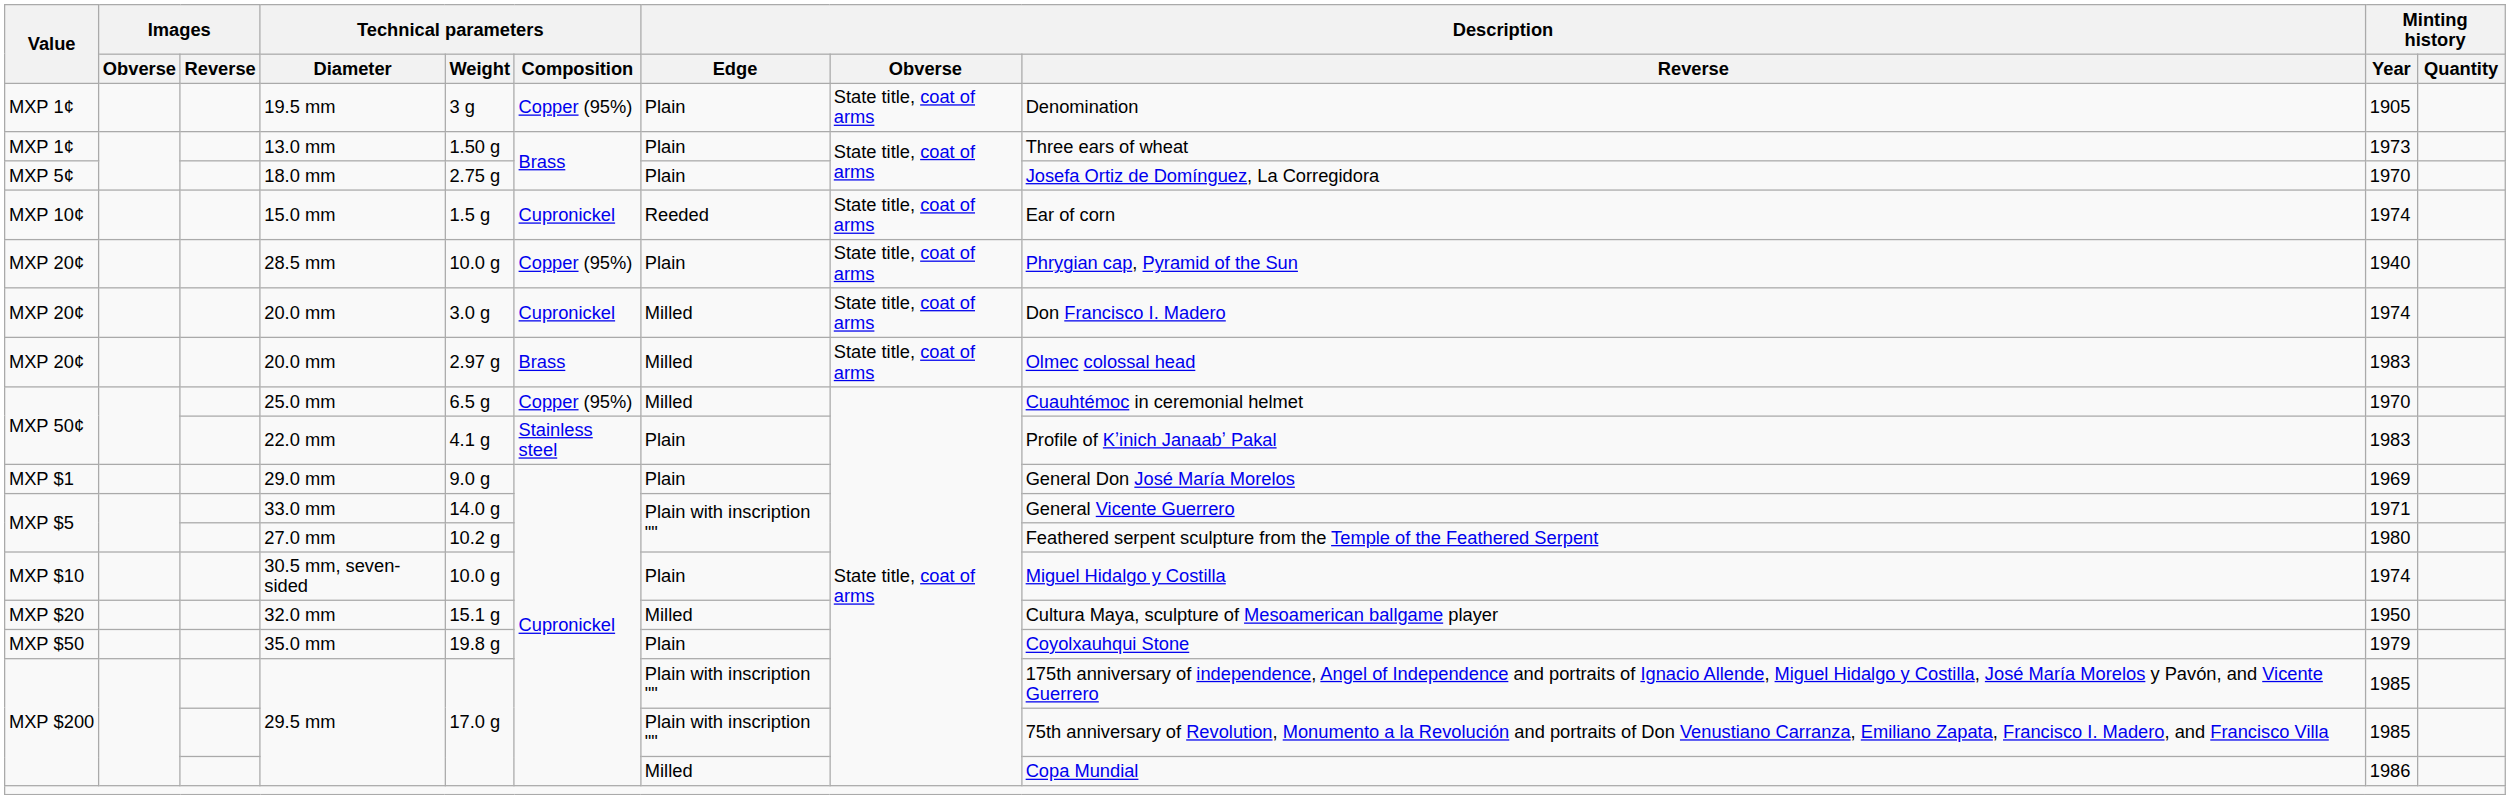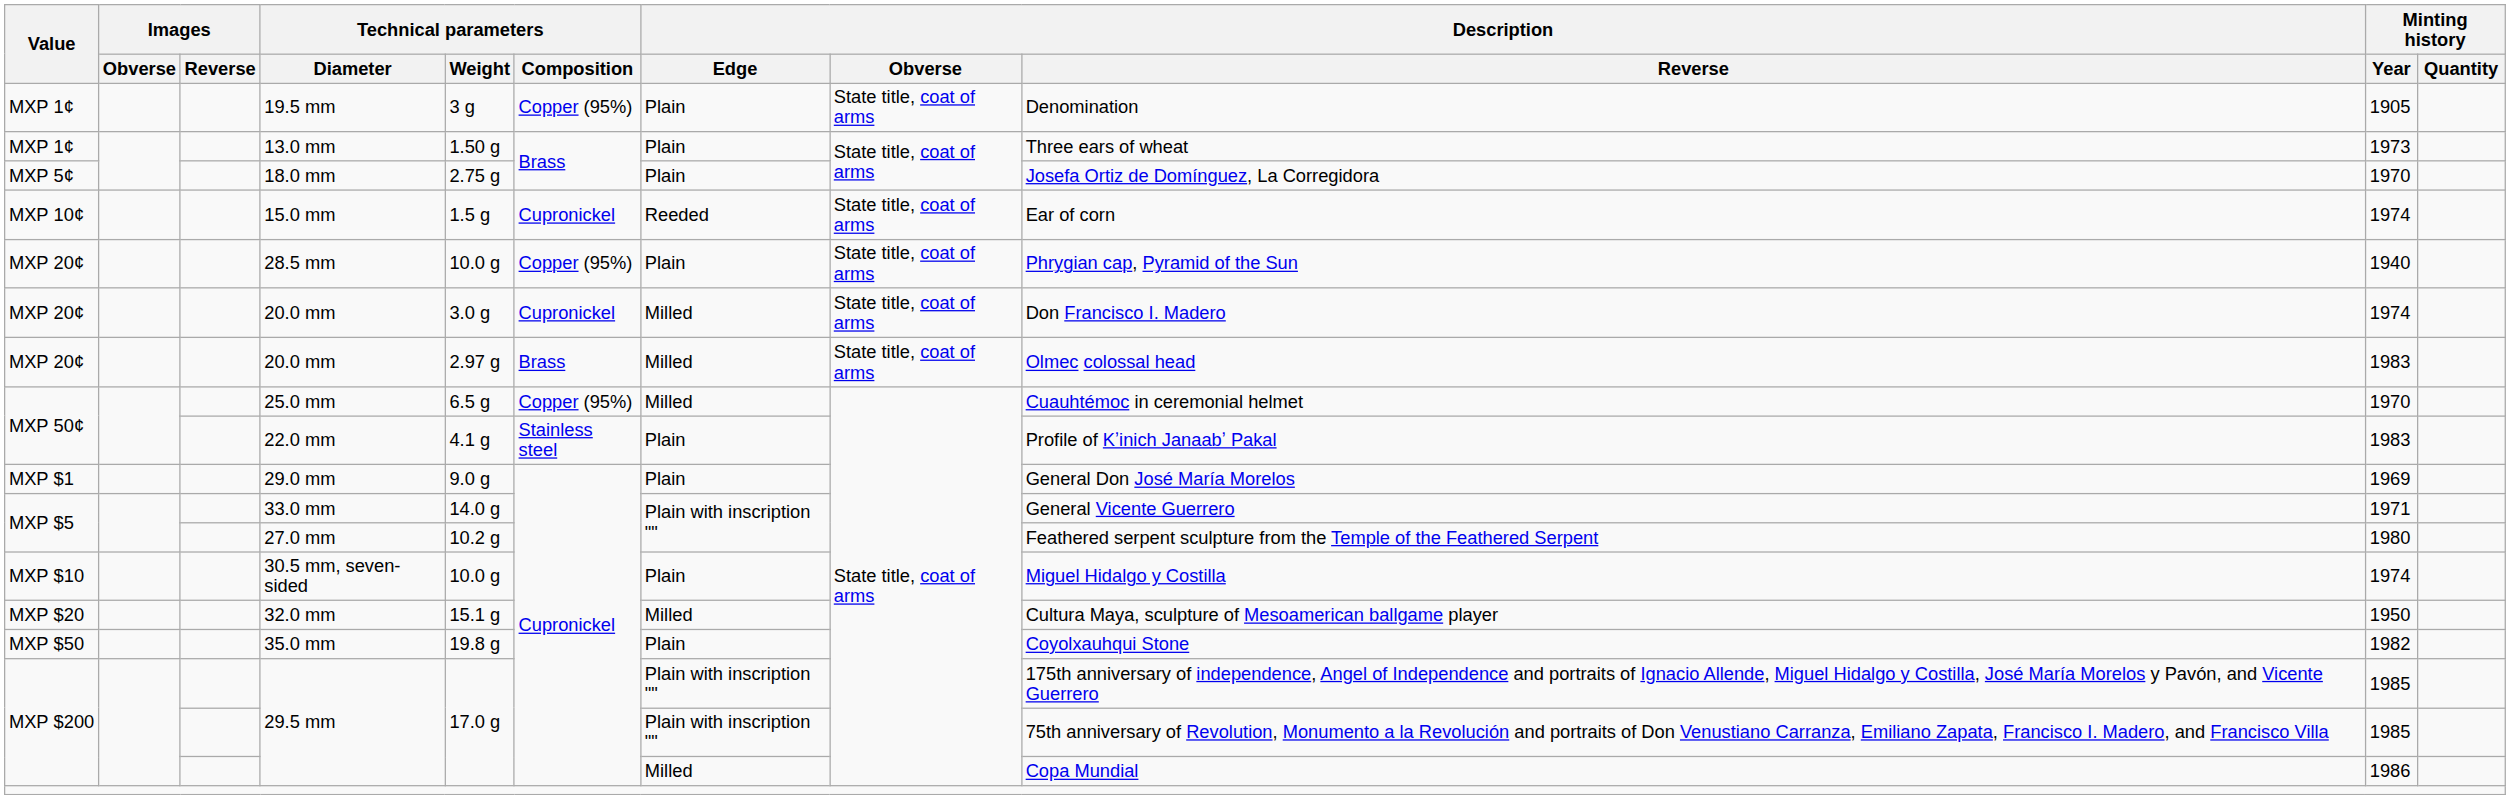(2390, 644) 1979 -> (2390, 644) 1982
